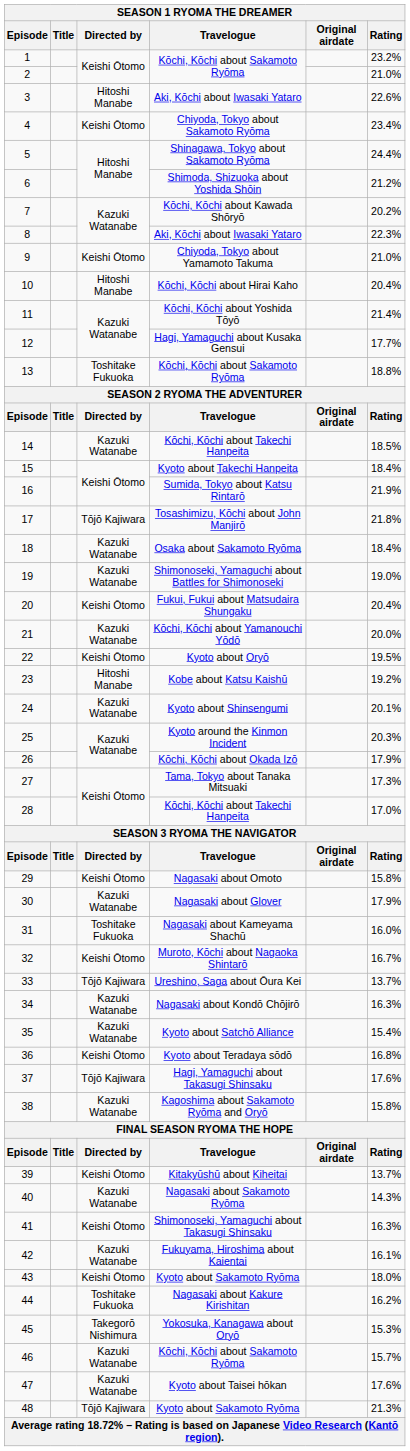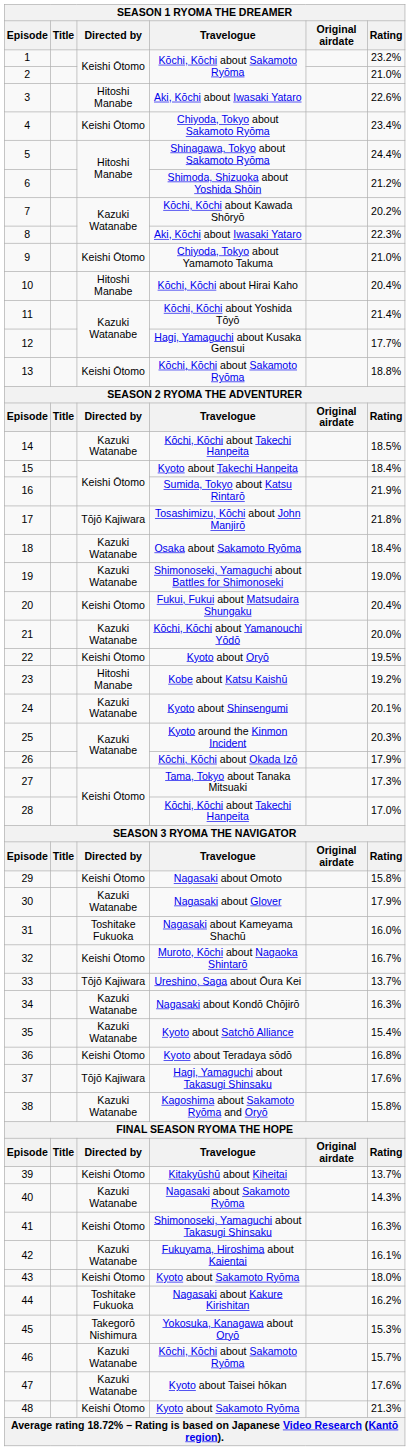(113, 372) Toshitake Fukuoka -> (113, 372) Keishi Ōtomo
(113, 1409) Tōjō Kajiwara -> (113, 1409) Keishi Ōtomo
